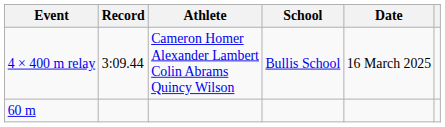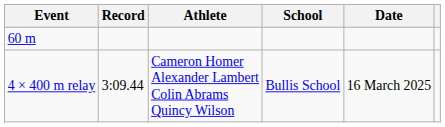rows swapped: (22, 110) <-> (51, 63)
